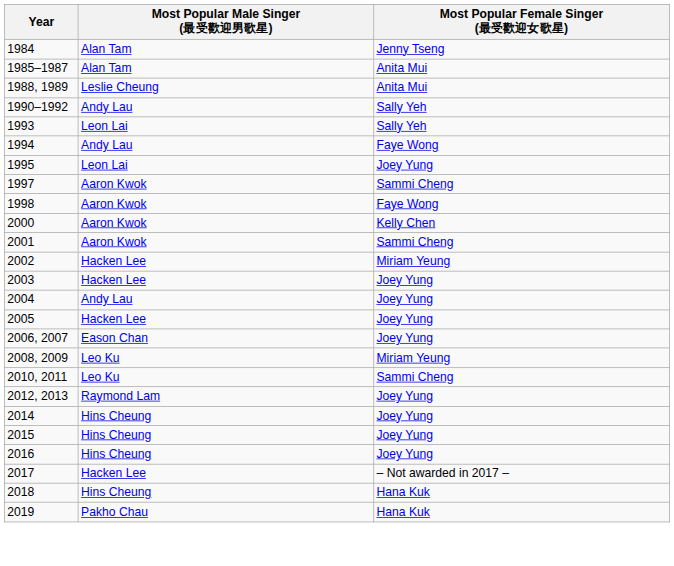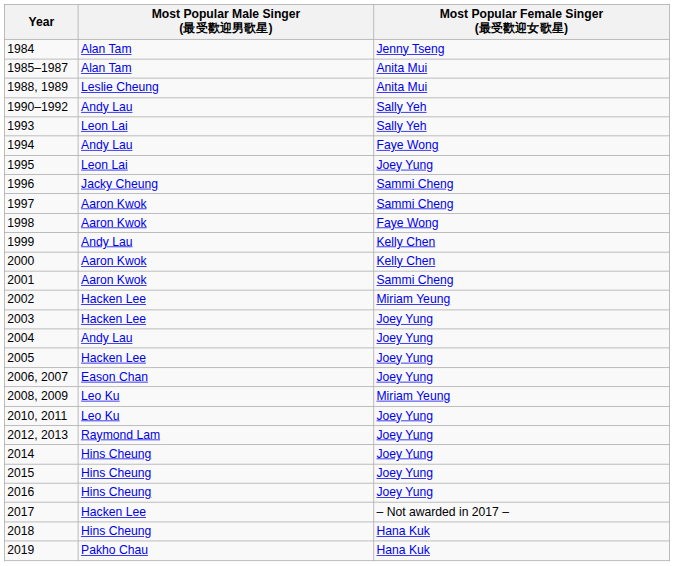+ row: (21, 184)
+ row: (21, 242)
(415, 377) Sammi Cheng -> (405, 415) Joey Yung
